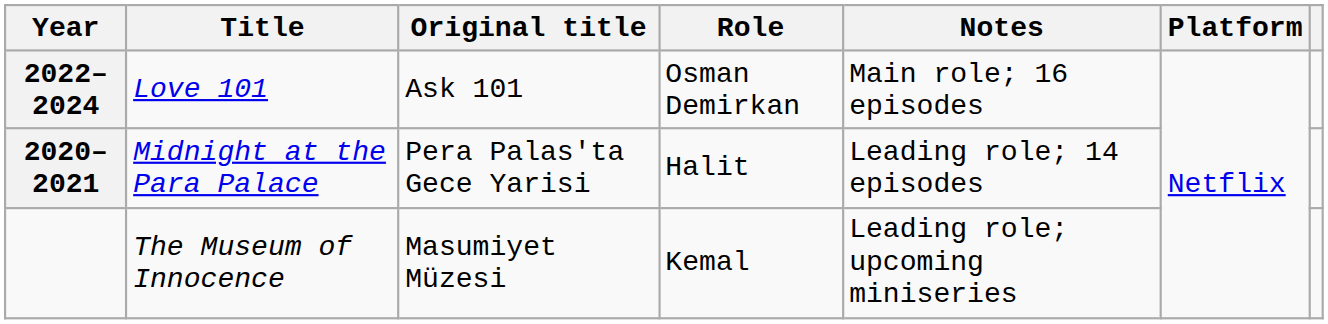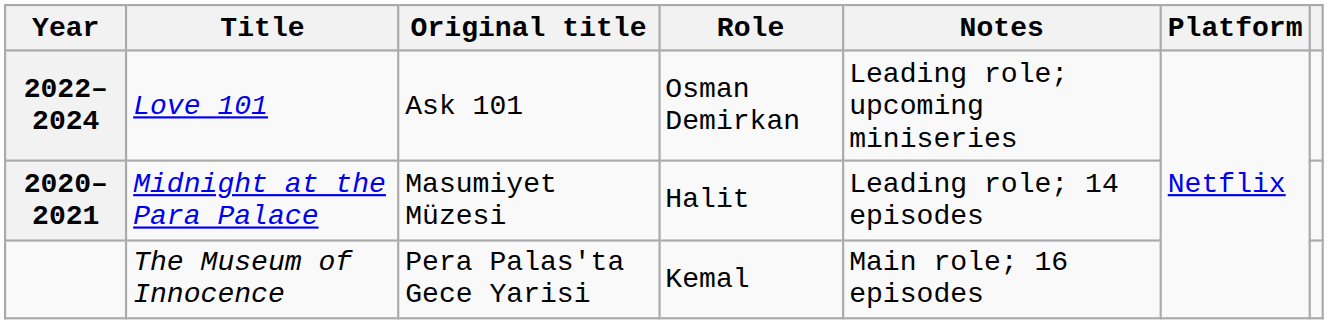(959, 90) Main role; 16 episodes -> (959, 106) Leading role; upcoming miniseries
(515, 168) Pera Palas'ta Gece Yarisi -> (481, 200) Masumiyet Müzesi
(481, 262) Masumiyet Müzesi -> (515, 279) Pera Palas'ta Gece Yarisi
(959, 262) Leading role; upcoming miniseries -> (959, 279) Main role; 16 episodes
